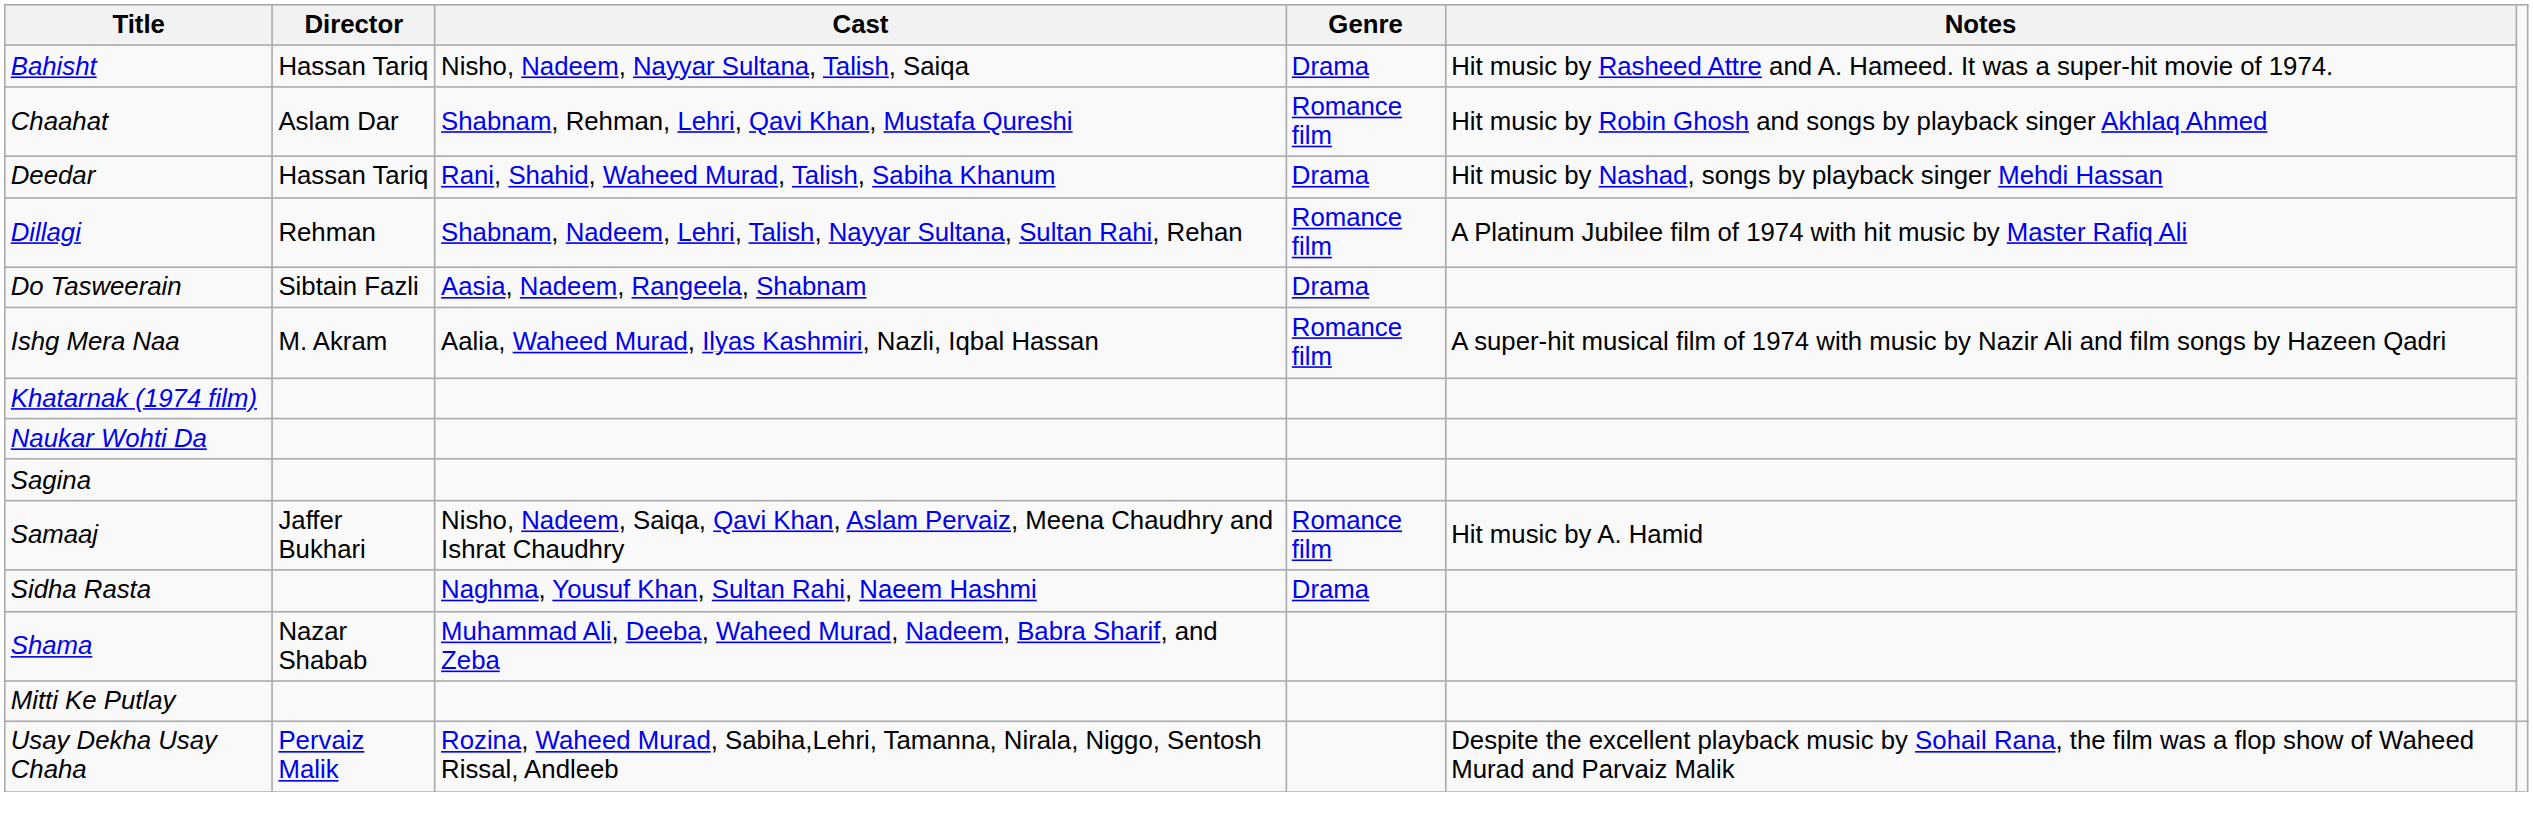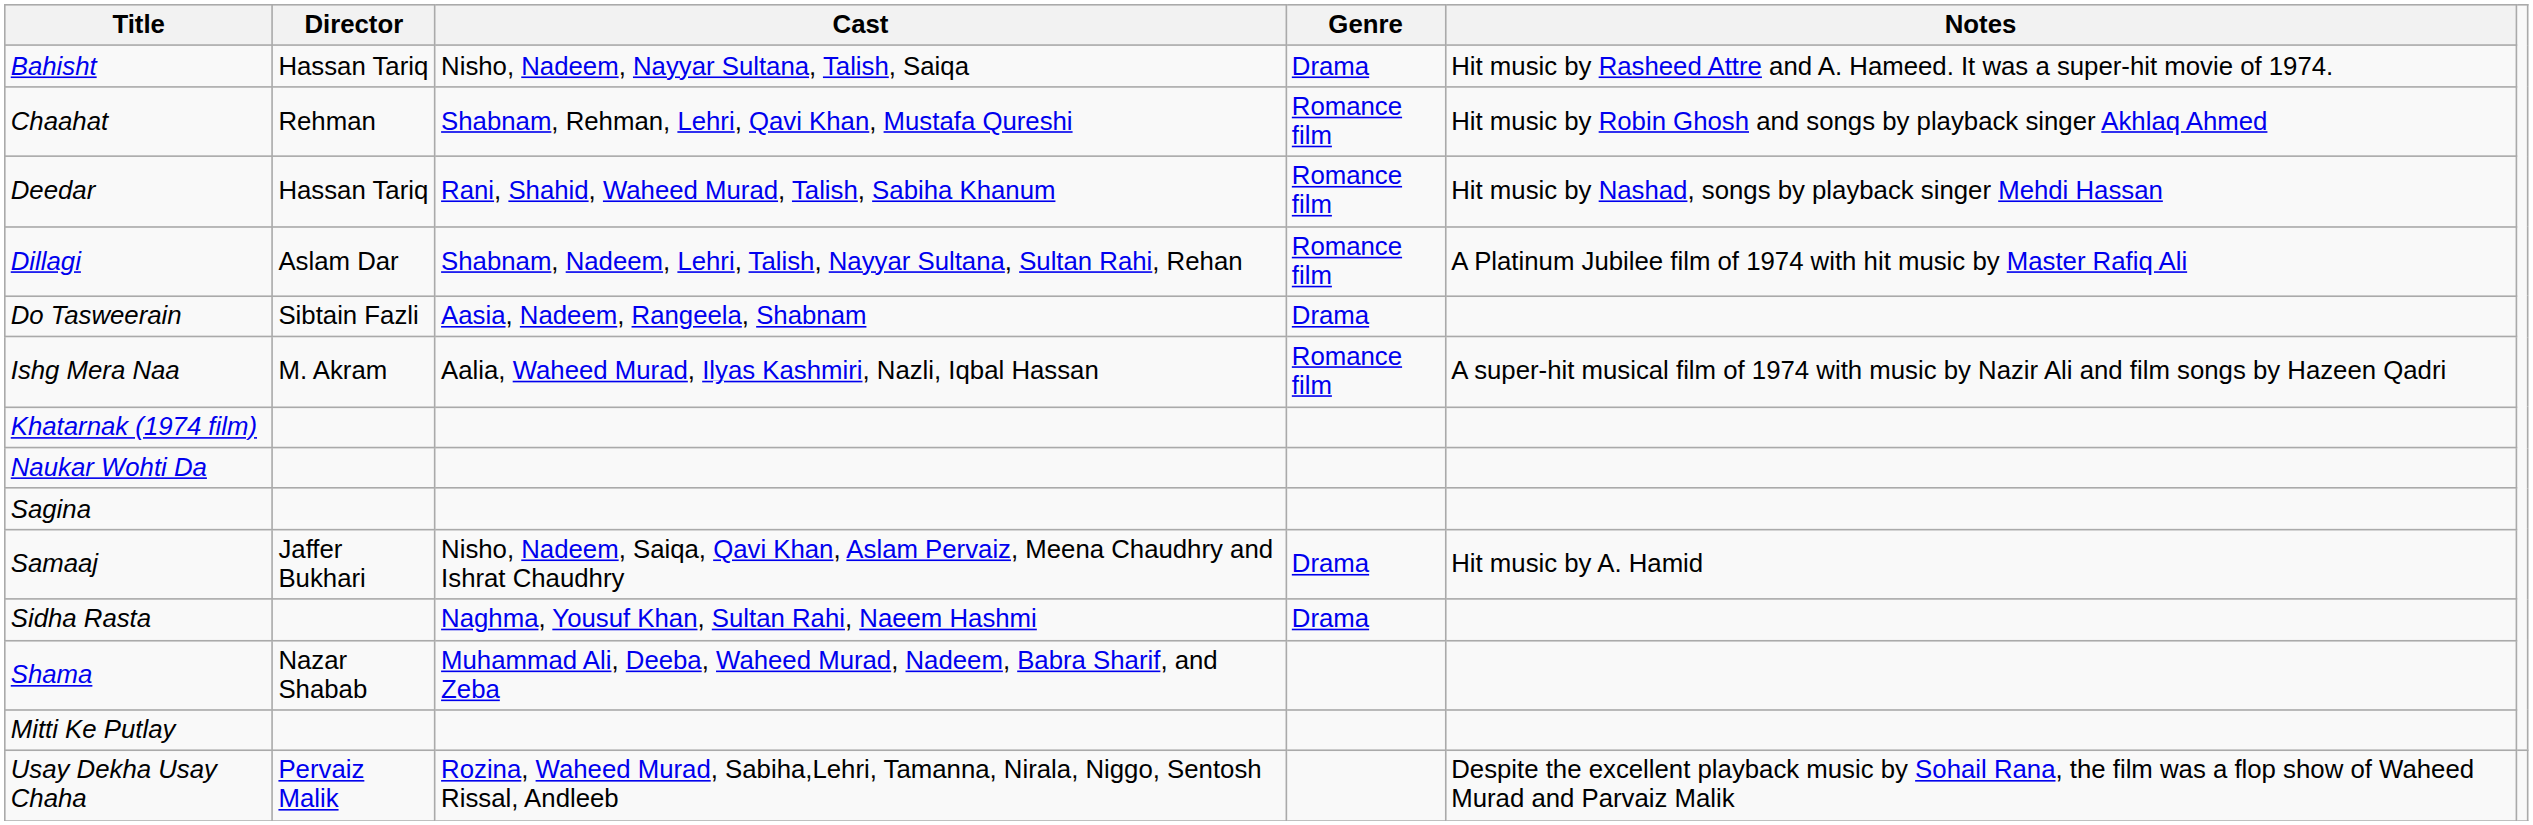(339, 121) Aslam Dar -> (327, 121) Rehman
(1330, 176) Drama -> (1347, 190) Romance film
(327, 231) Rehman -> (339, 260) Aslam Dar
(1347, 534) Romance film -> (1330, 563) Drama
